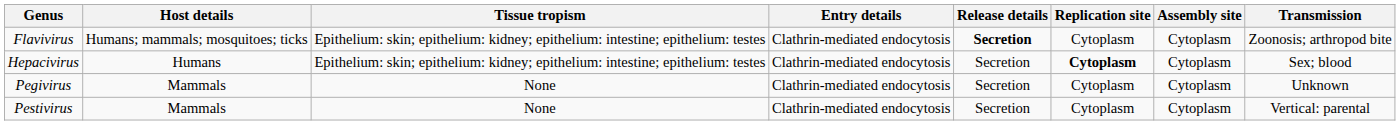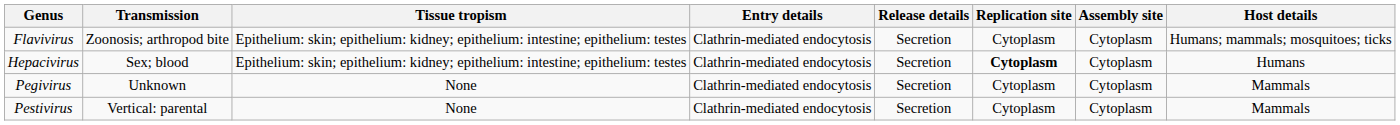columns swapped: (197, 16) <-> (1320, 16)
(1003, 39) bold -> (924, 39) normal
